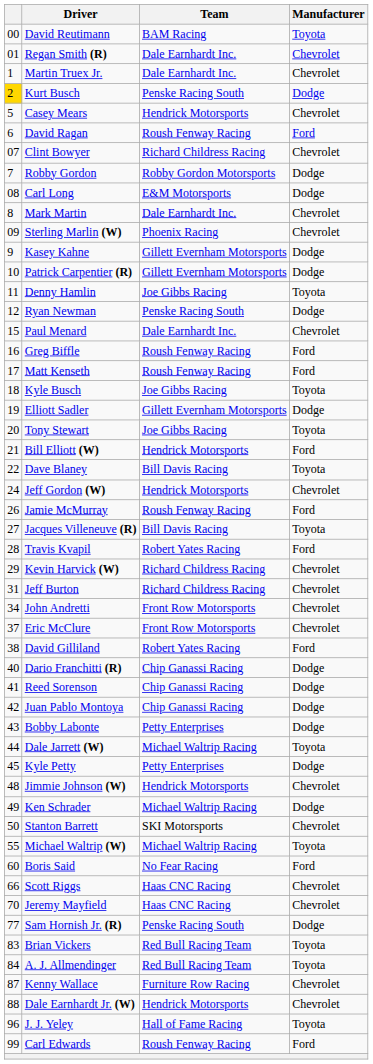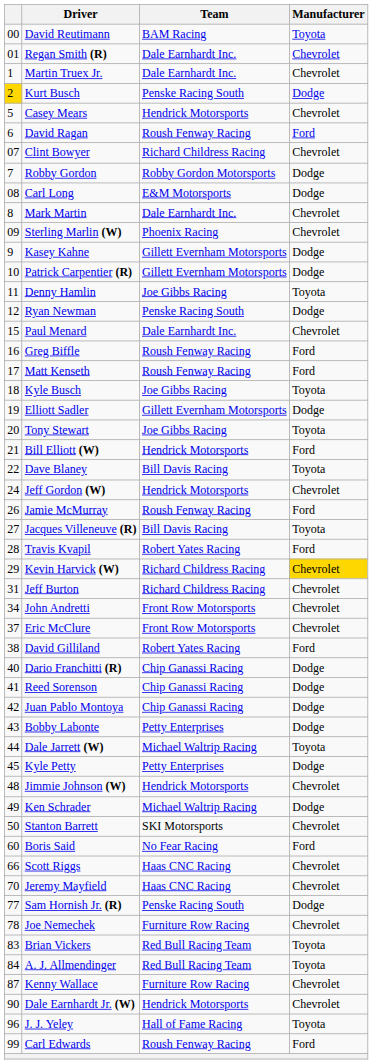(316, 568) no background -> (316, 568) gold background
- row: (75, 846)
+ row: (60, 925)
(13, 1004) 88 -> (13, 1004) 90
